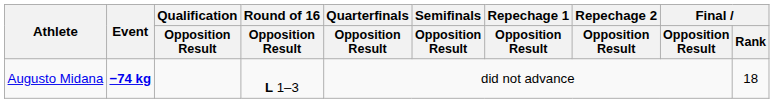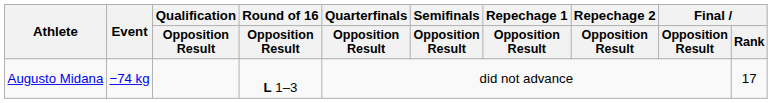(130, 79) bold -> (130, 79) normal
(751, 79) 18 -> (749, 79) 17
